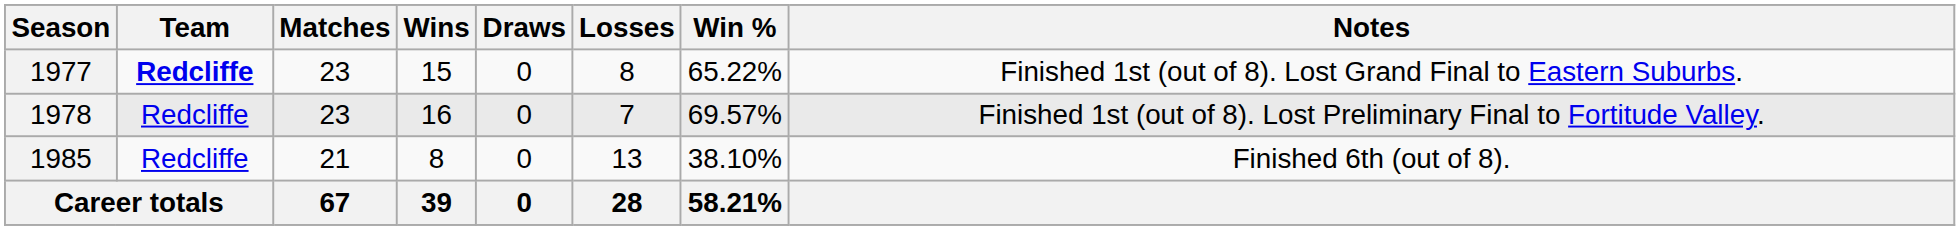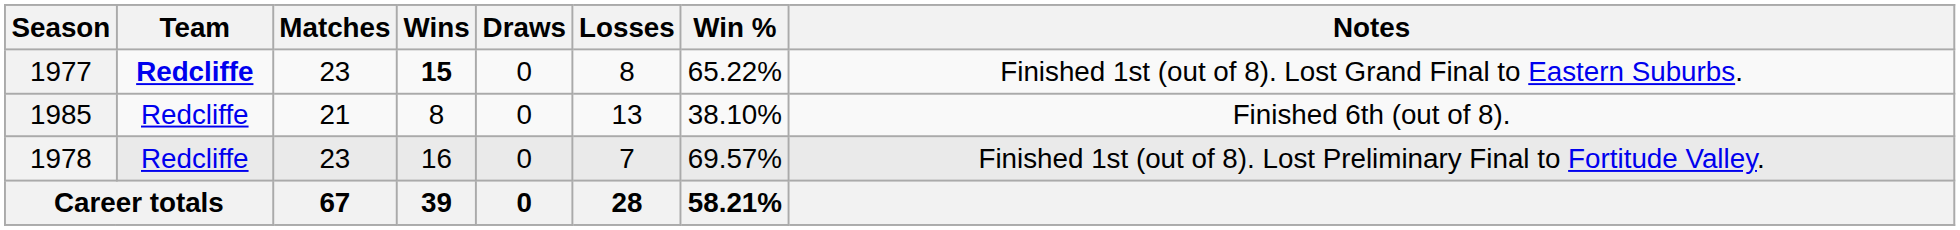(437, 71) normal -> (437, 71) bold
rows swapped: (61, 115) <-> (61, 159)
